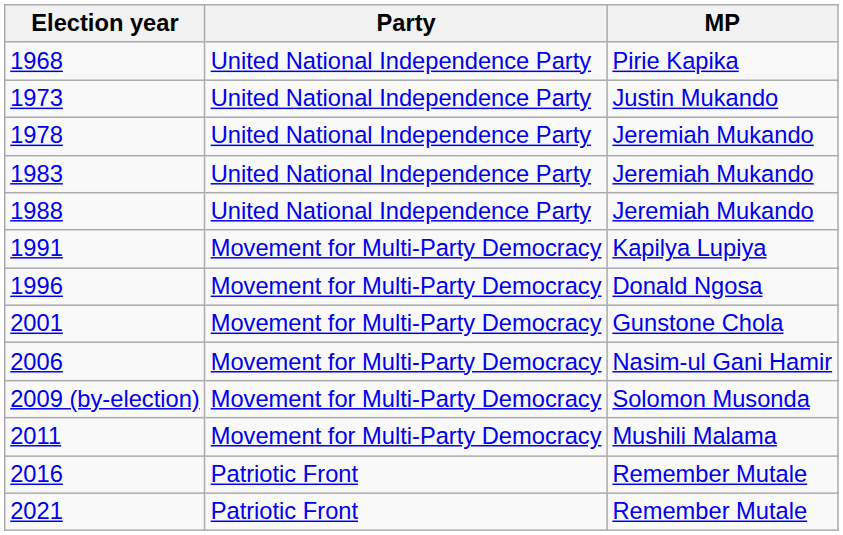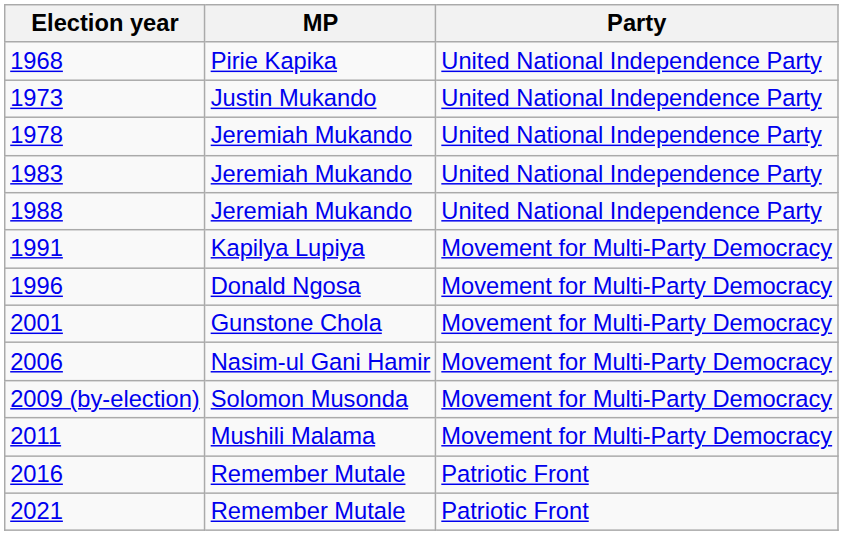columns swapped: (722, 23) <-> (406, 23)
